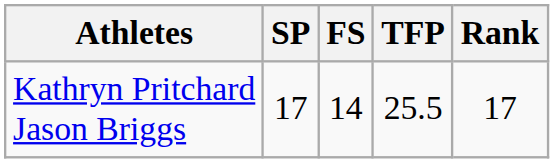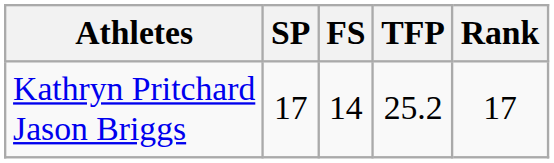(413, 108) 25.5 -> (413, 108) 25.2
